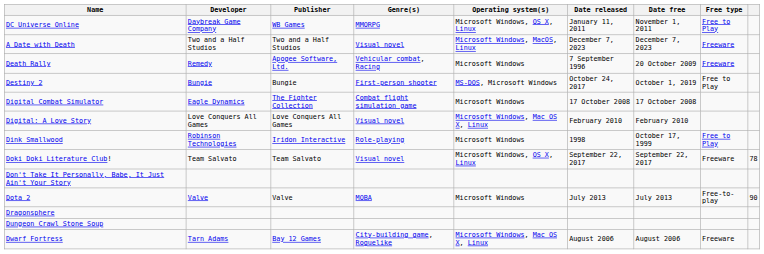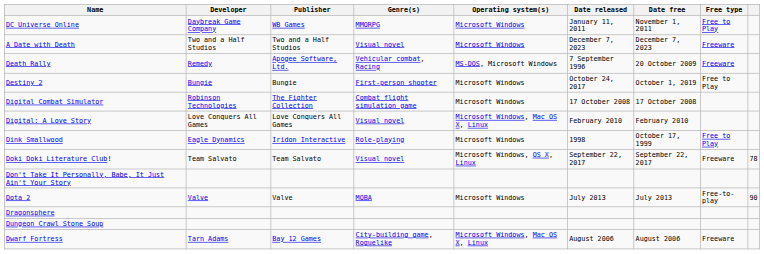(504, 25) Microsoft Windows, OS X, Linux -> (490, 25) Microsoft Windows
(506, 44) Microsoft Windows, MacOS, Linux -> (490, 44) Microsoft Windows
(490, 63) Microsoft Windows -> (506, 63) MS-DOS, Microsoft Windows
(506, 83) MS-DOS, Microsoft Windows -> (490, 83) Microsoft Windows
(216, 102) Eagle Dynamics -> (212, 102) Robinson Technologies
(212, 140) Robinson Technologies -> (216, 140) Eagle Dynamics
